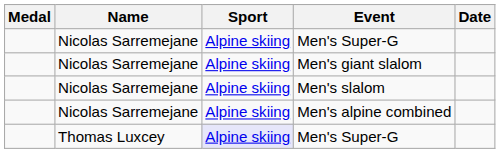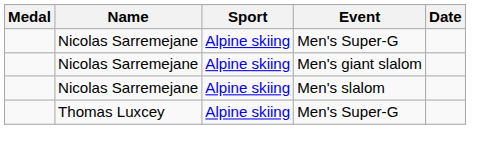- row: (128, 112)
(248, 136) lavender background -> (248, 112) no background
